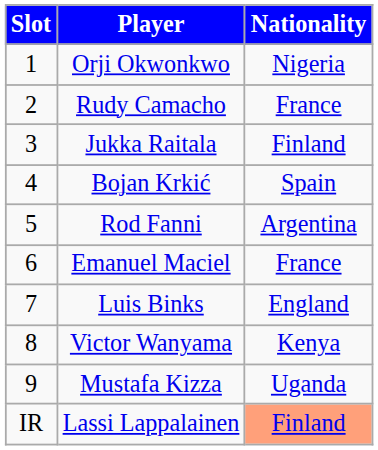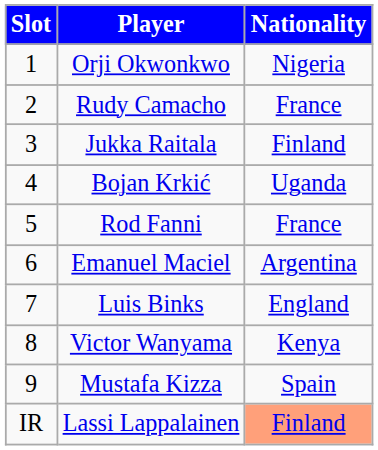(309, 183) Spain -> (309, 183) Uganda
(309, 223) Argentina -> (309, 223) France
(309, 263) France -> (309, 263) Argentina
(309, 383) Uganda -> (309, 383) Spain
